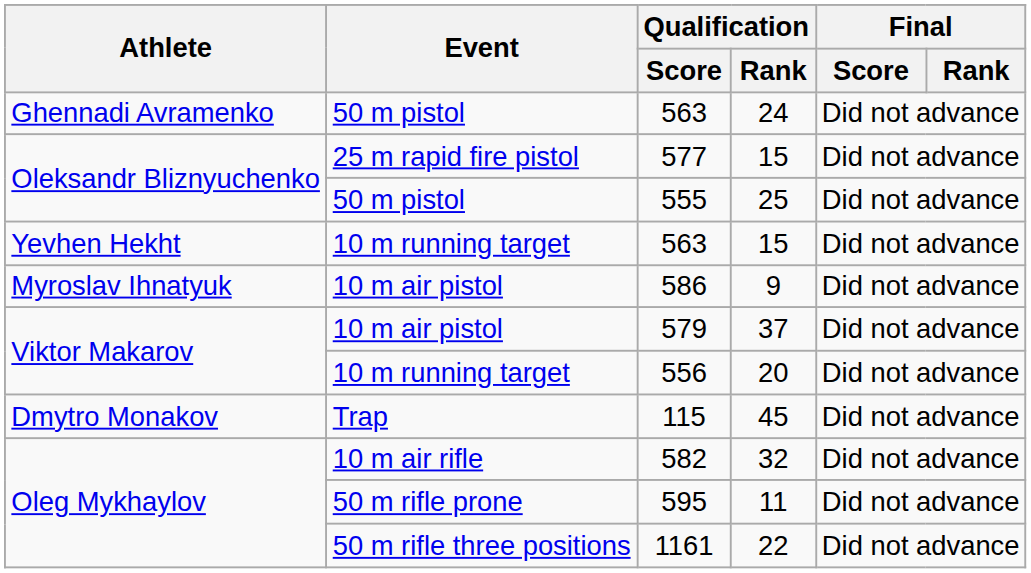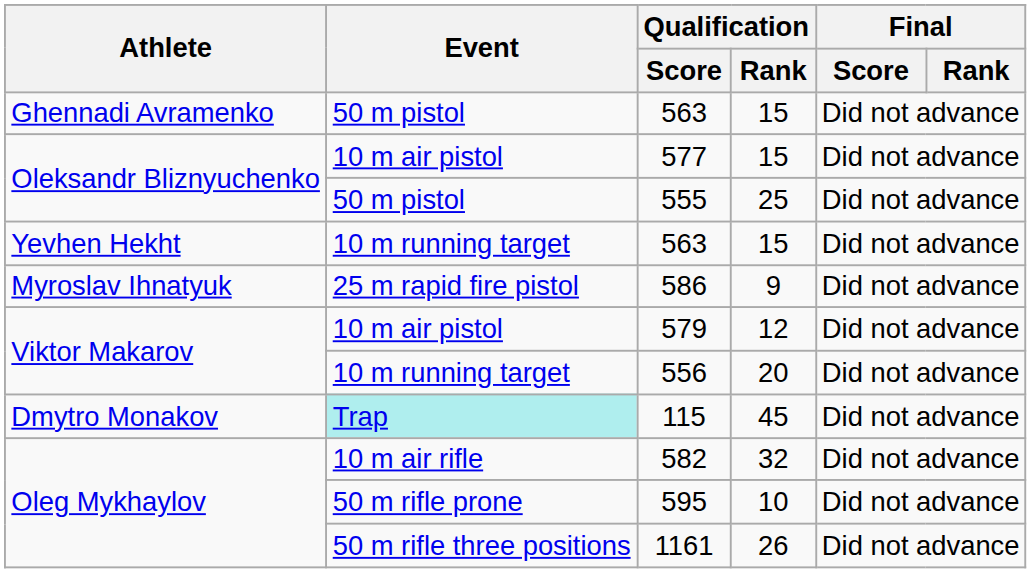(773, 113) 24 -> (773, 113) 15
(456, 157) 25 m rapid fire pistol -> (418, 157) 10 m air pistol
(418, 286) 10 m air pistol -> (456, 286) 25 m rapid fire pistol
(773, 330) 37 -> (773, 330) 12
(360, 416) no background -> (360, 416) paleturquoise background
(773, 502) 11 -> (773, 502) 10
(773, 546) 22 -> (773, 546) 26
